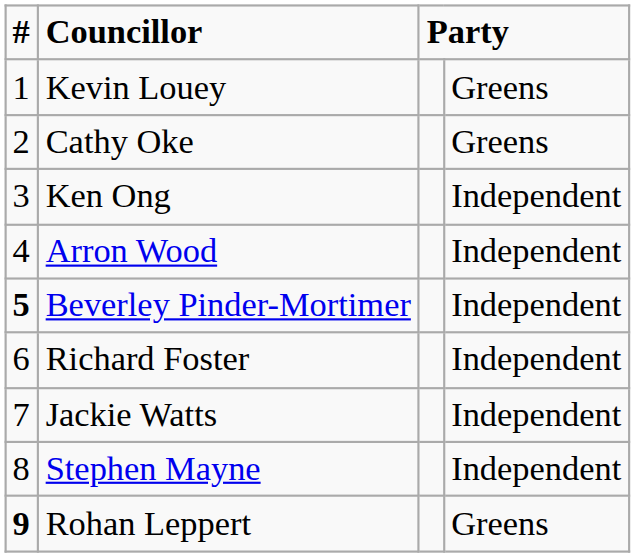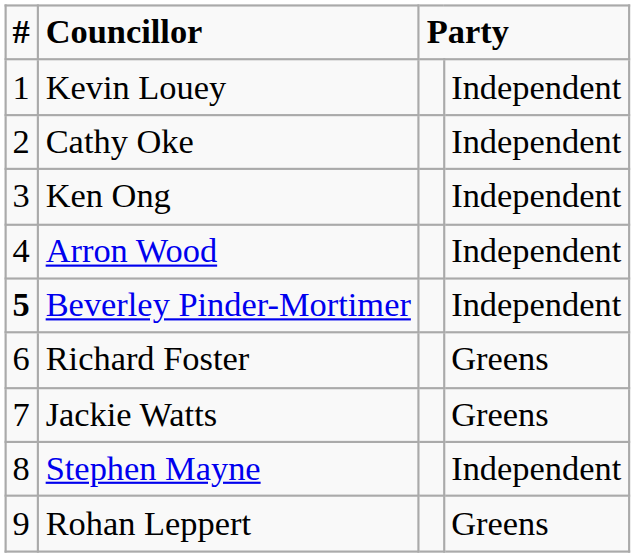(500, 86) Greens -> (536, 86) Independent
(500, 141) Greens -> (536, 141) Independent
(536, 359) Independent -> (500, 359) Greens
(536, 414) Independent -> (500, 414) Greens
(21, 523) bold -> (21, 523) normal
